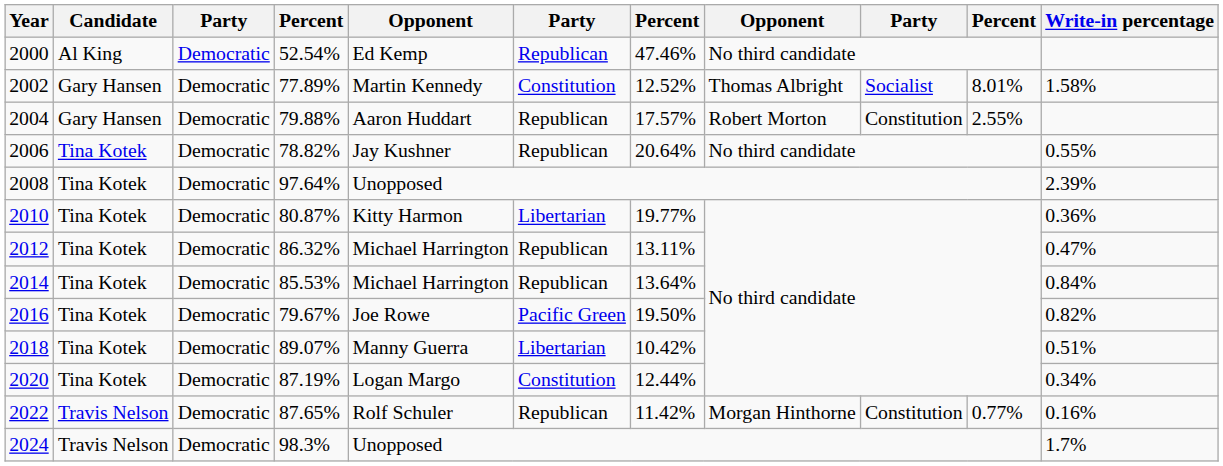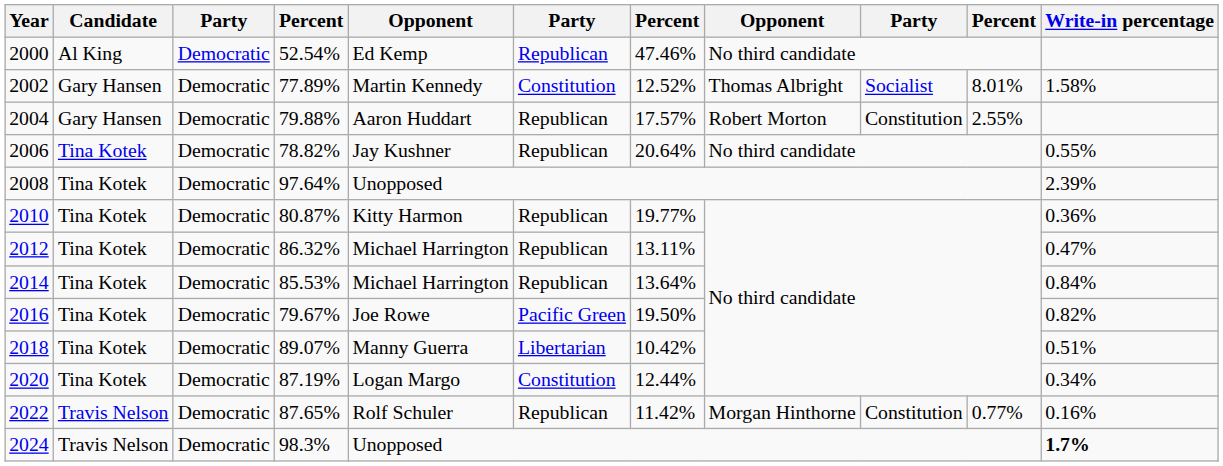(562, 216) Libertarian -> (563, 216) Republican
(1066, 444) normal -> (1067, 444) bold
